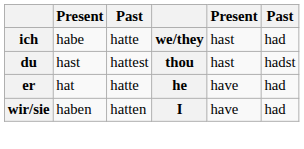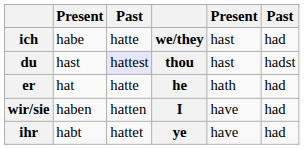(129, 62) no background -> (129, 62) lavender background
(224, 86) have -> (223, 86) hath
+ row: (29, 132)
